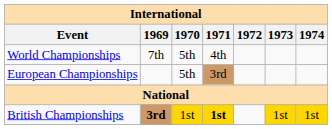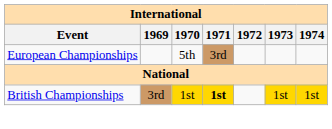- row: (64, 54)
(156, 114) bold -> (156, 94) normal
